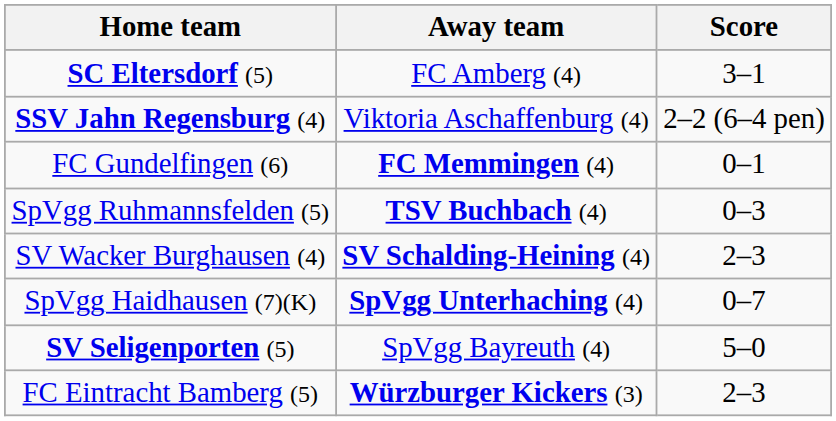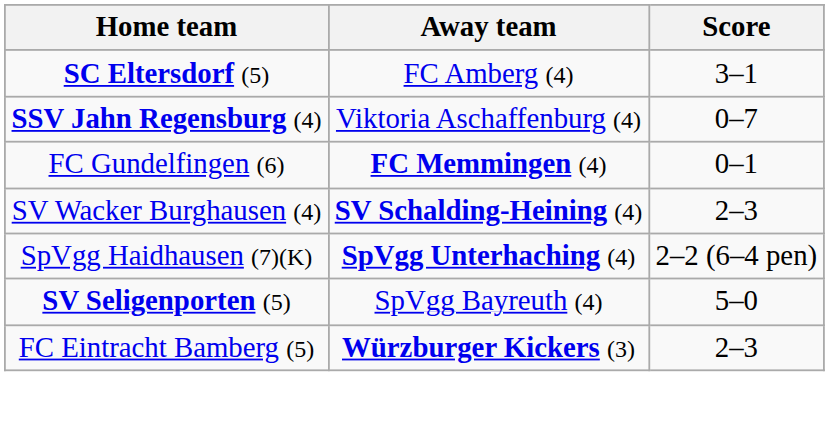(744, 118) 2–2 (6–4 pen) -> (736, 118) 0–7
- row: (170, 210)
(744, 301) 0–7 -> (736, 255) 2–2 (6–4 pen)
